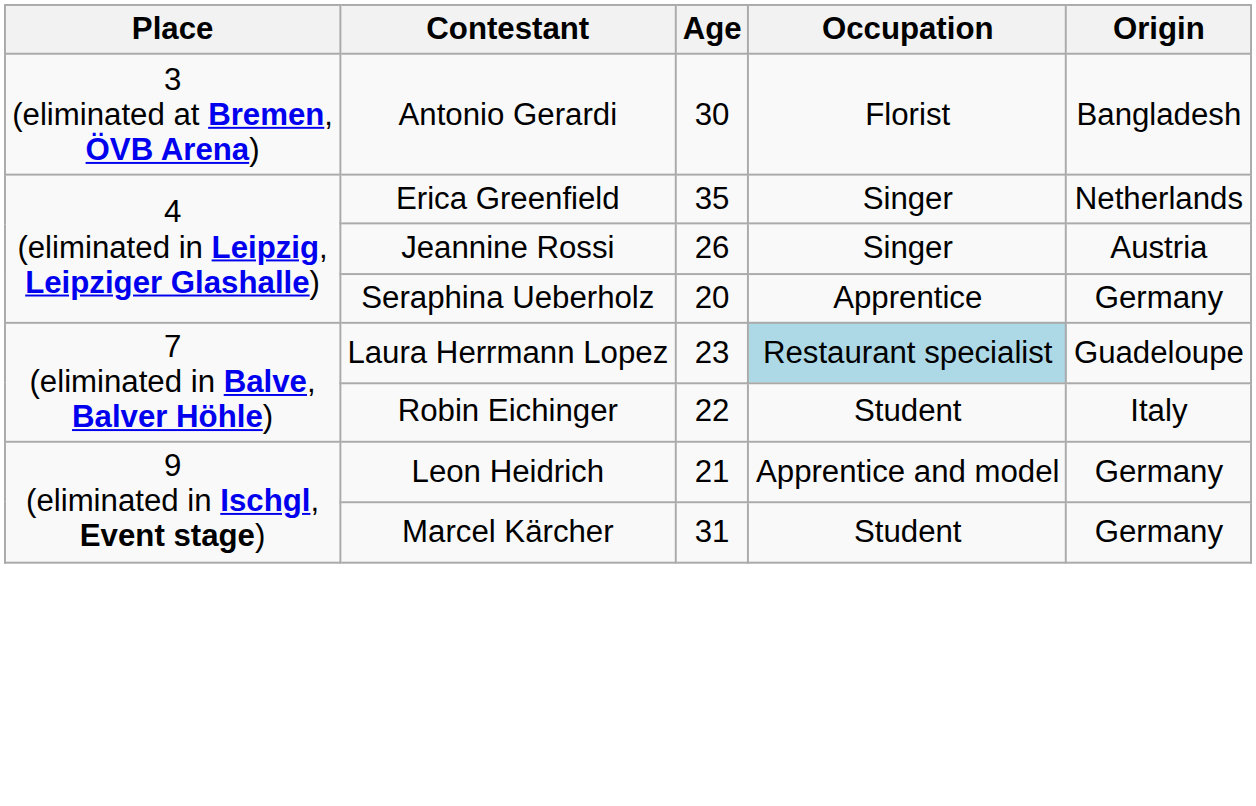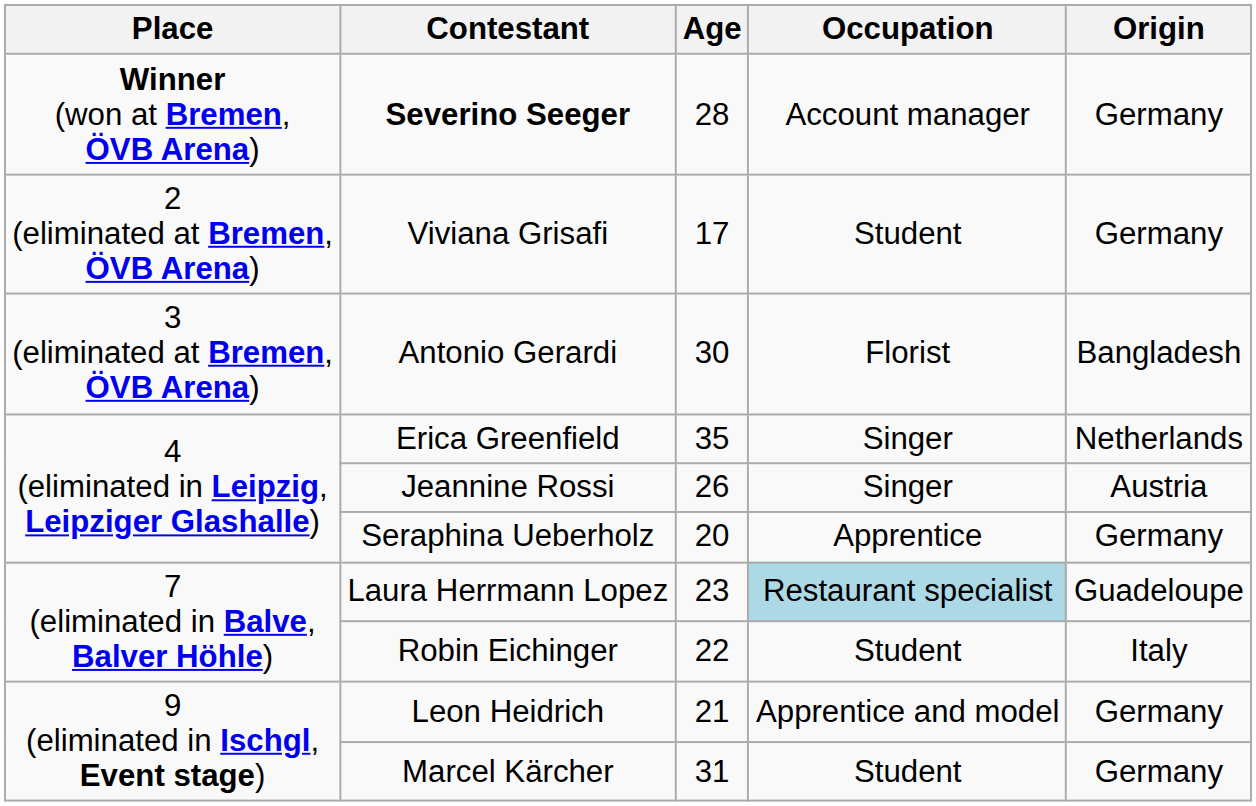+ row: (508, 113)
+ row: (508, 233)
